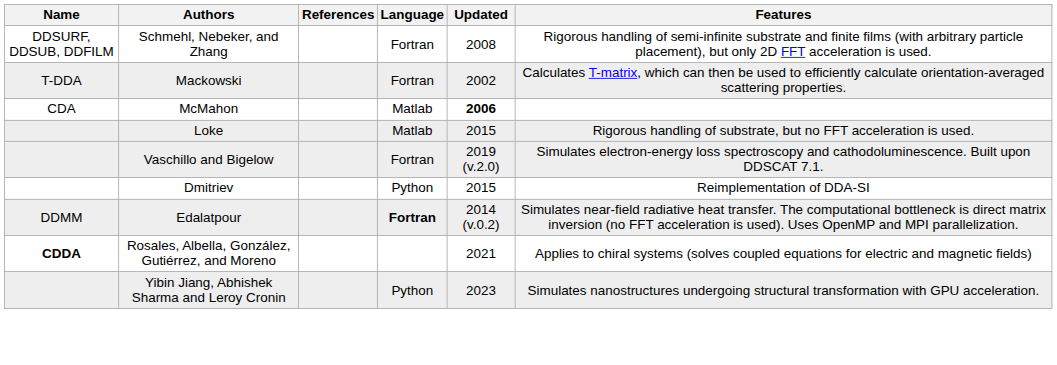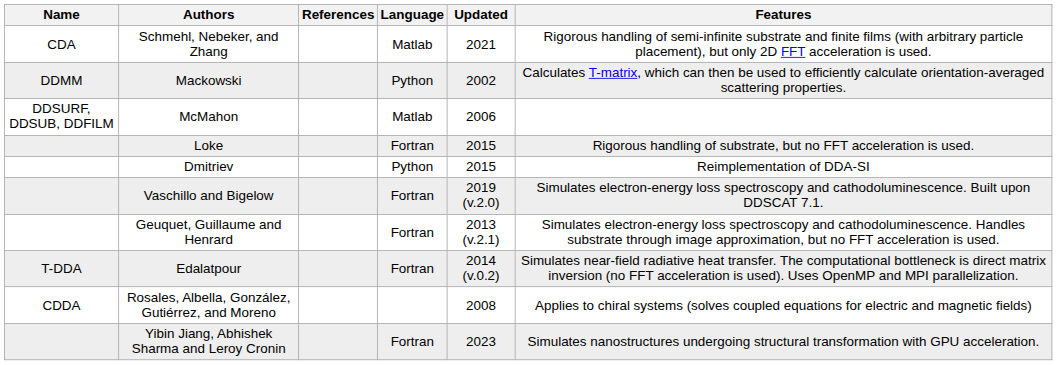(61, 44) DDSURF, DDSUB, DDFILM -> (61, 44) CDA
(412, 44) Fortran -> (412, 44) Matlab
(481, 44) 2008 -> (481, 44) 2021
(61, 80) T-DDA -> (61, 80) DDMM
(412, 80) Fortran -> (412, 80) Python
(61, 109) CDA -> (61, 116) DDSURF, DDSUB, DDFILM
(481, 109) bold -> (481, 116) normal
(412, 130) Matlab -> (412, 145) Fortran
rows swapped: (209, 188) <-> (209, 159)
+ row: (209, 232)
(61, 217) DDMM -> (61, 268) T-DDA
(412, 217) bold -> (412, 268) normal
(61, 253) bold -> (61, 305) normal
(481, 253) 2021 -> (481, 305) 2008
(412, 290) Python -> (412, 341) Fortran
